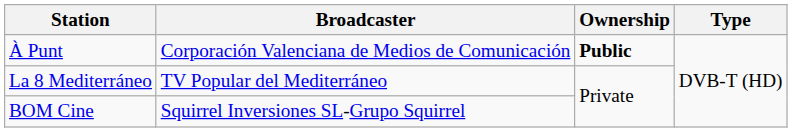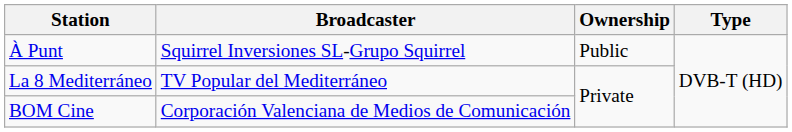(366, 50) Corporación Valenciana de Medios de Comunicación -> (313, 50) Squirrel Inversiones SL-Grupo Squirrel
(605, 50) bold -> (604, 50) normal
(313, 111) Squirrel Inversiones SL-Grupo Squirrel -> (366, 111) Corporación Valenciana de Medios de Comunicación
